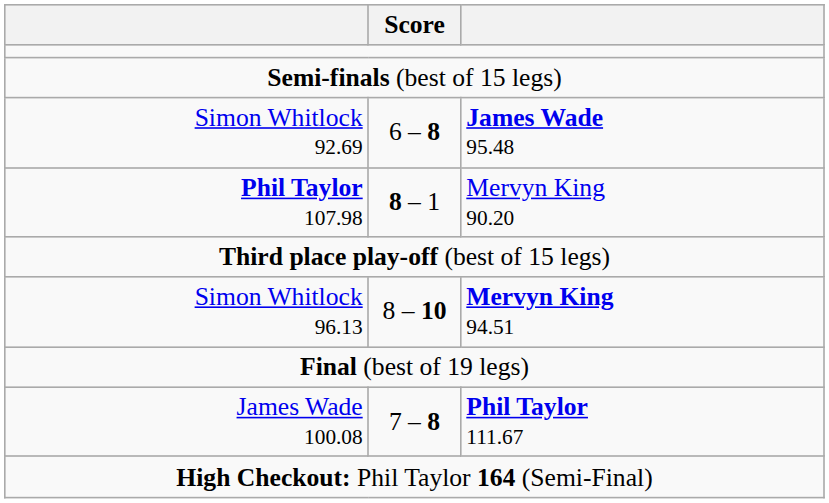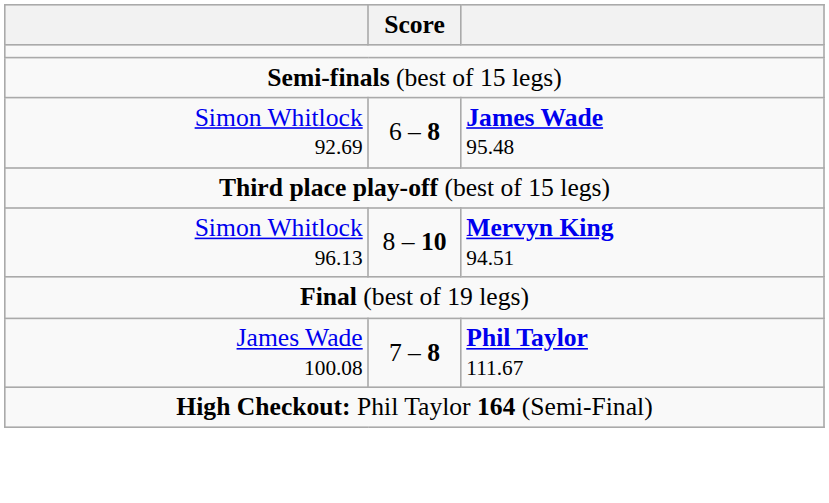- row: (302, 201)
